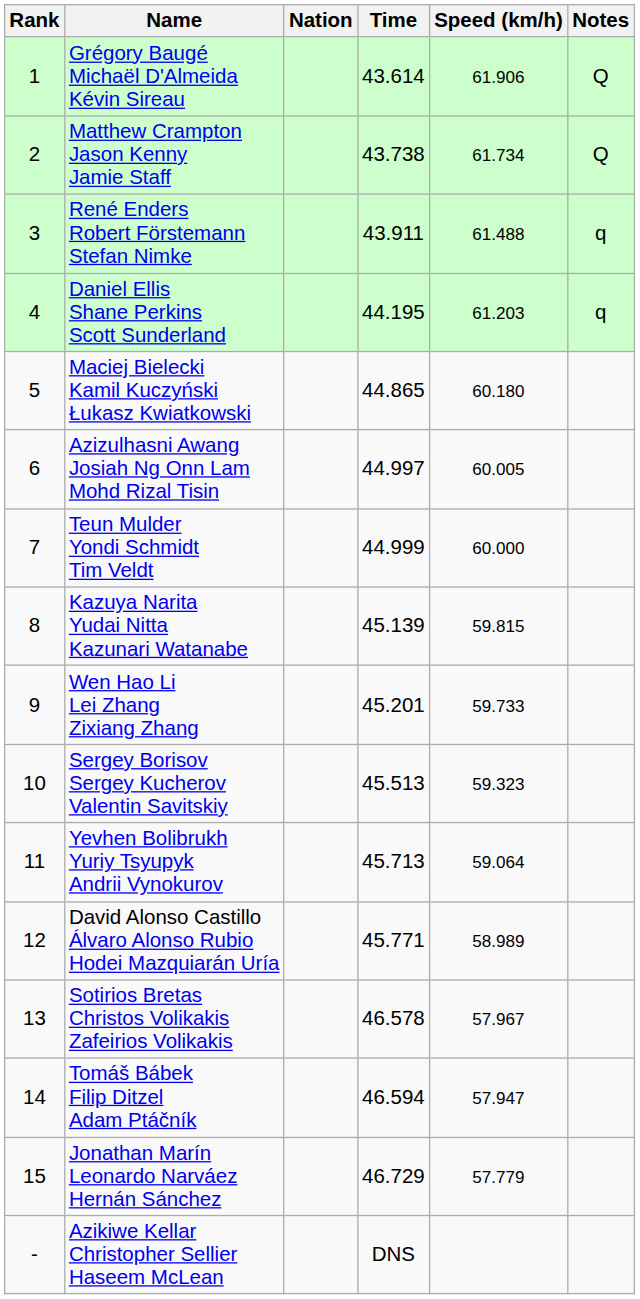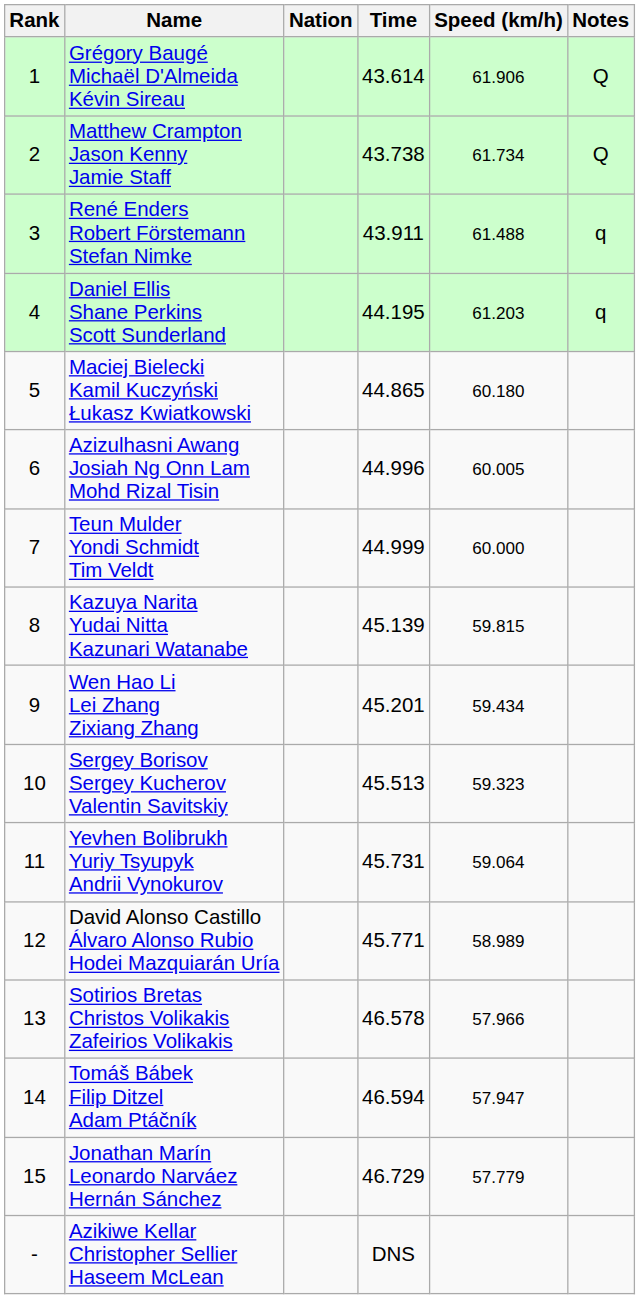(393, 469) 44.997 -> (393, 469) 44.996
(498, 706) 59.733 -> (498, 706) 59.434
(393, 861) 45.713 -> (393, 861) 45.731
(498, 1020) 57.967 -> (498, 1020) 57.966
